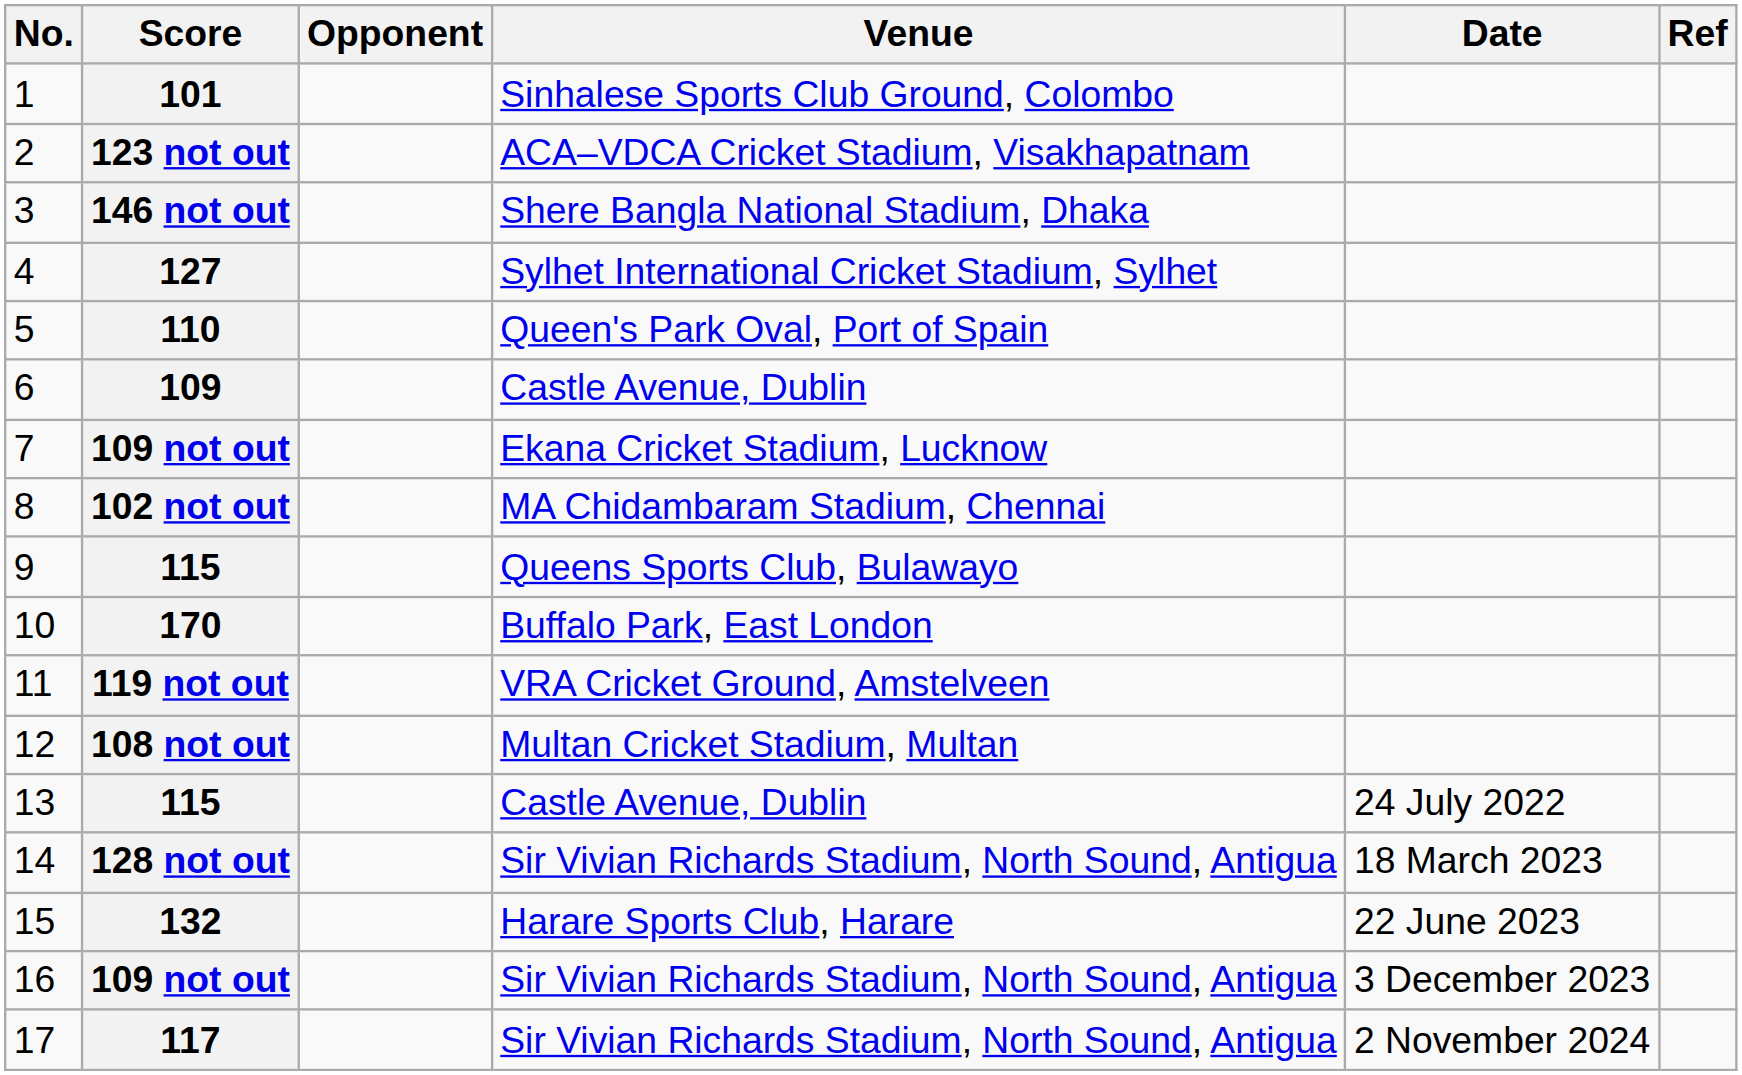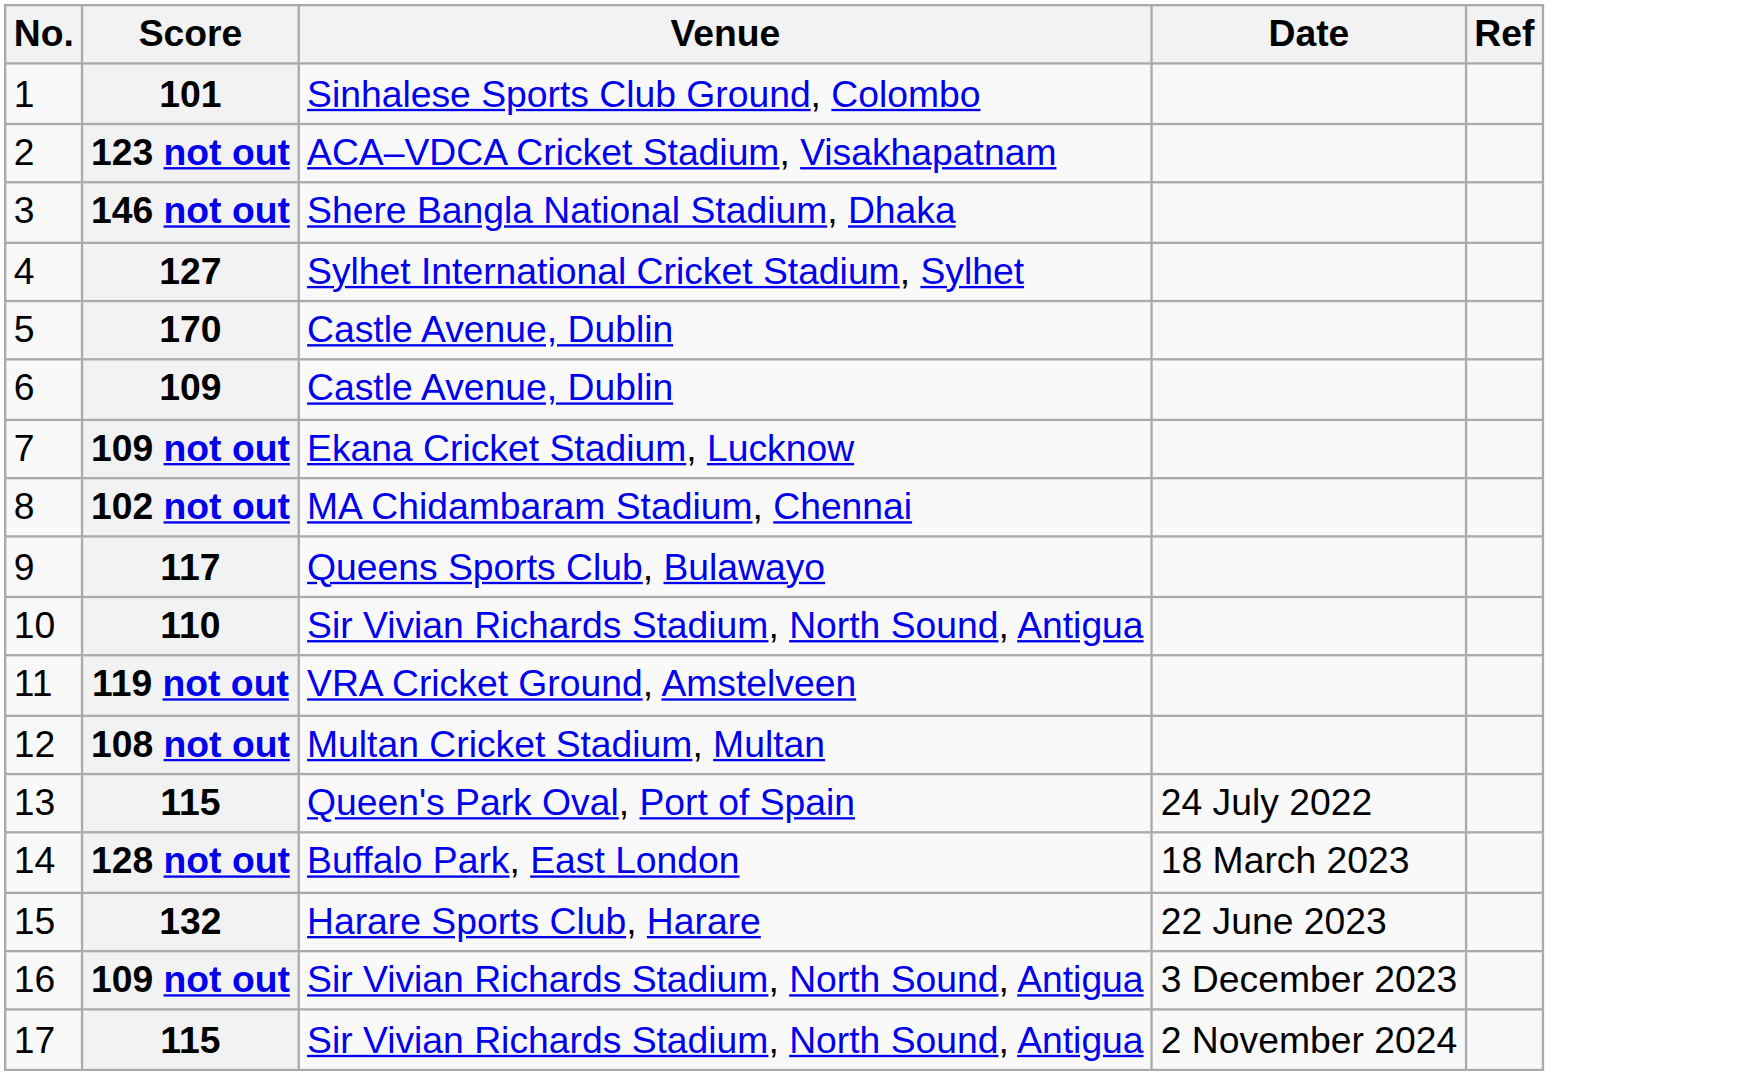- column: (395, 34)
(190, 329) 110 -> (190, 329) 170
(774, 329) Queen's Park Oval, Port of Spain -> (490, 329) Castle Avenue, Dublin
(190, 566) 115 -> (190, 566) 117
(190, 625) 170 -> (190, 625) 110
(717, 625) Buffalo Park, East London -> (725, 625) Sir Vivian Richards Stadium, North Sound, Antigua
(683, 802) Castle Avenue, Dublin -> (581, 802) Queen's Park Oval, Port of Spain
(919, 861) Sir Vivian Richards Stadium, North Sound, Antigua -> (523, 861) Buffalo Park, East London
(190, 1039) 117 -> (190, 1039) 115
